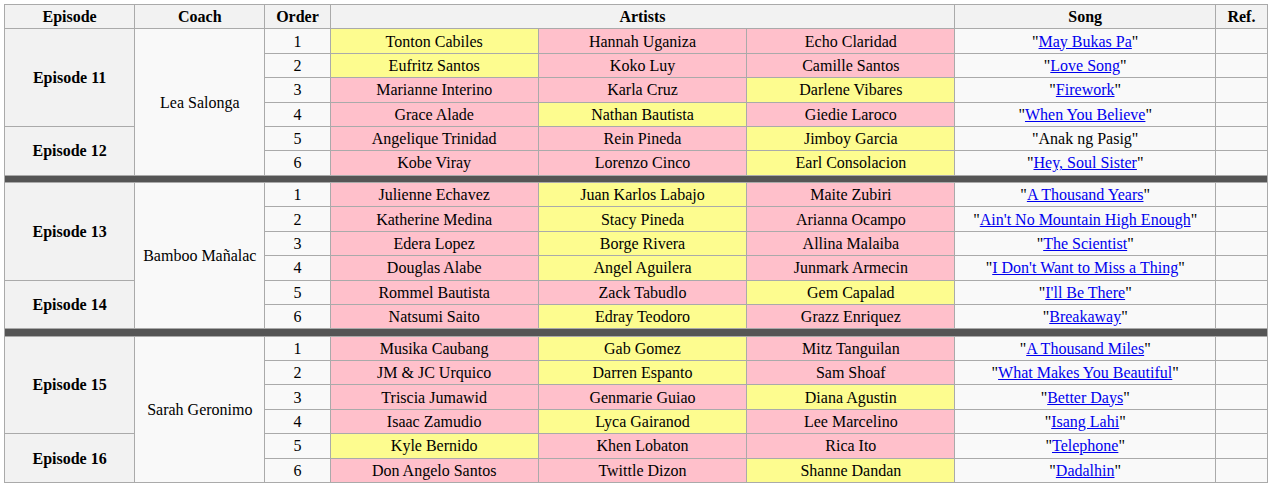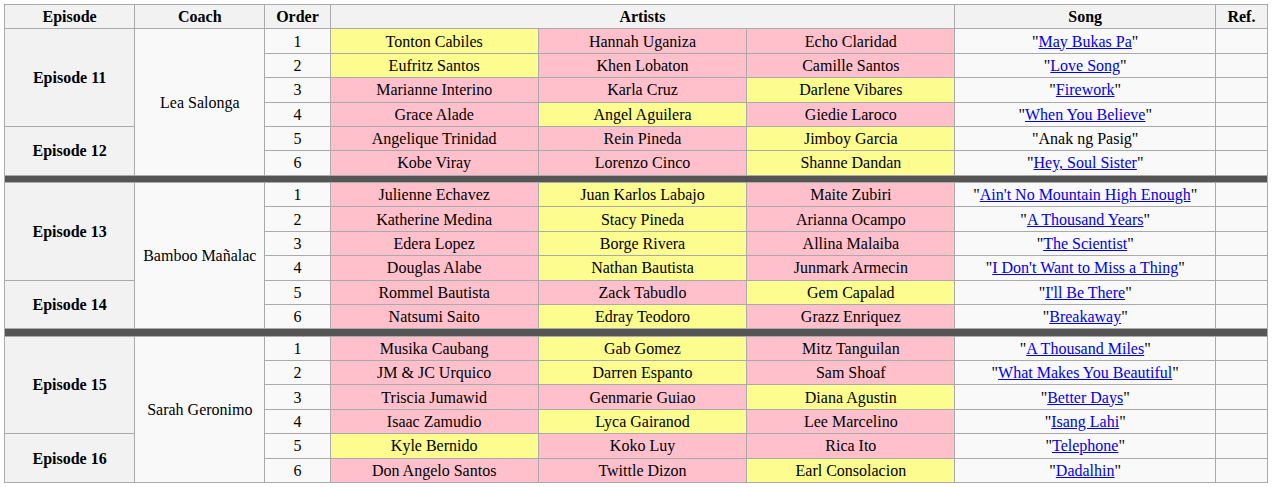(642, 65) Koko Luy -> (642, 65) Khen Lobaton
(642, 114) Nathan Bautista -> (642, 114) Angel Aguilera
(851, 163) Earl Consolacion -> (851, 163) Shanne Dandan
(1085, 195) "A Thousand Years" -> (1085, 195) "Ain't No Mountain High Enough"
(1085, 219) "Ain't No Mountain High Enough" -> (1085, 219) "A Thousand Years"
(642, 268) Angel Aguilera -> (642, 268) Nathan Bautista
(642, 446) Khen Lobaton -> (642, 446) Koko Luy
(851, 470) Shanne Dandan -> (851, 470) Earl Consolacion
